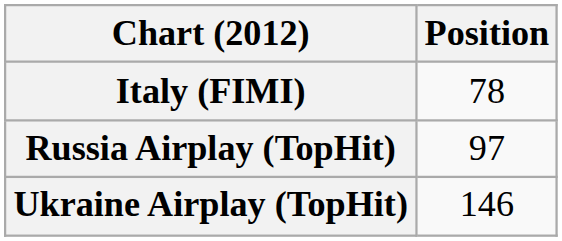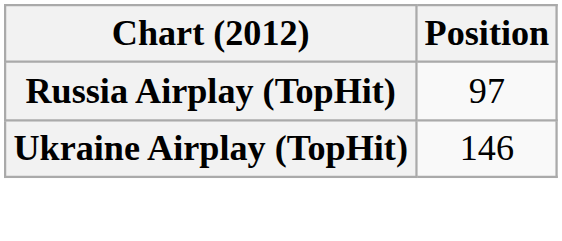- row: (211, 90)
